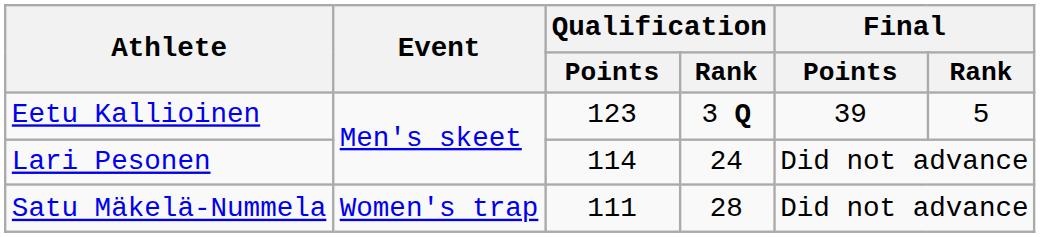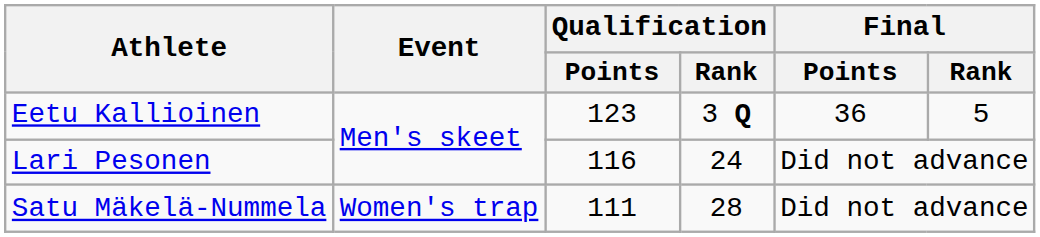(850, 116) 39 -> (850, 116) 36
(612, 162) 114 -> (612, 162) 116
